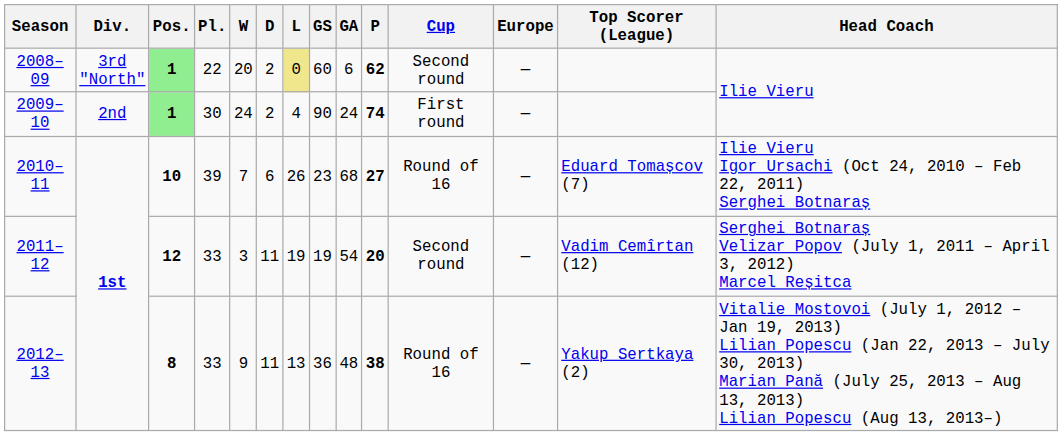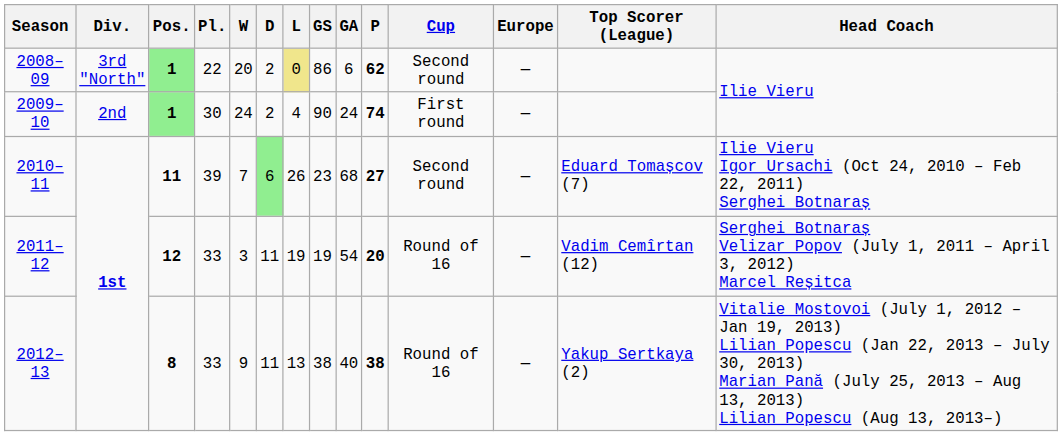(322, 70) 60 -> (322, 70) 86
(172, 176) 10 -> (172, 176) 11
(270, 176) no background -> (270, 176) lightgreen background
(441, 176) Round of 16 -> (441, 176) Second round
(441, 256) Second round -> (441, 256) Round of 16
(322, 363) 36 -> (322, 363) 38
(349, 363) 48 -> (349, 363) 40
